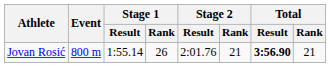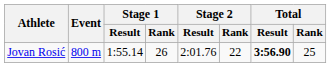(235, 53) 21 -> (235, 53) 22
(309, 53) 21 -> (309, 53) 25
